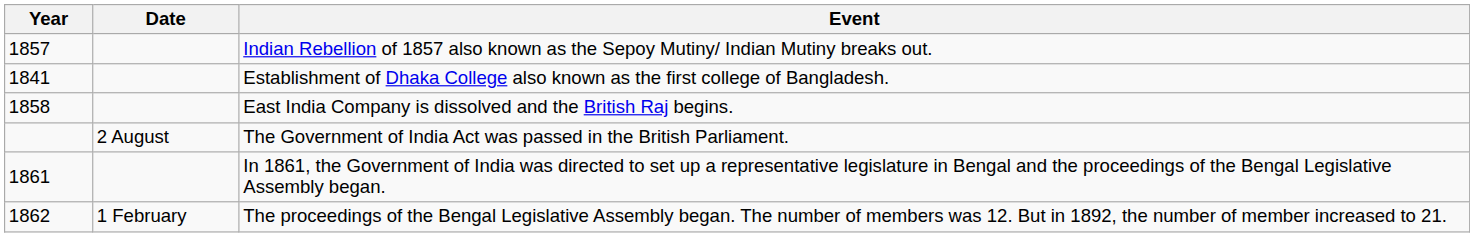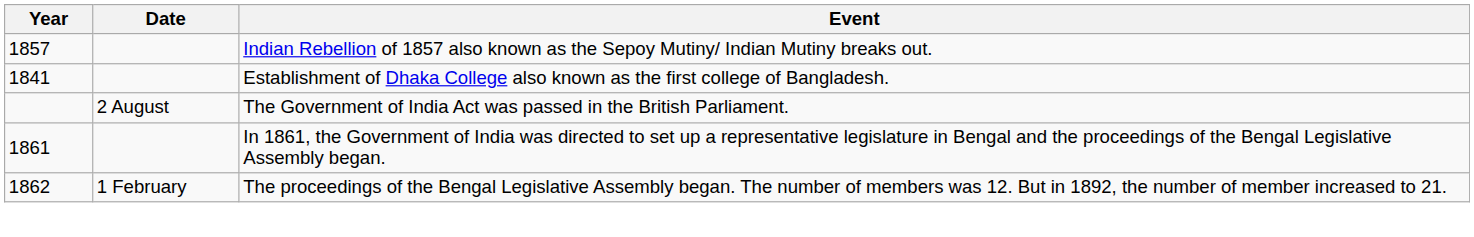- row: (488, 107)
